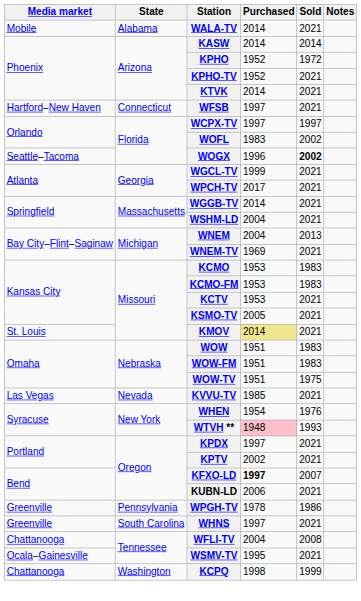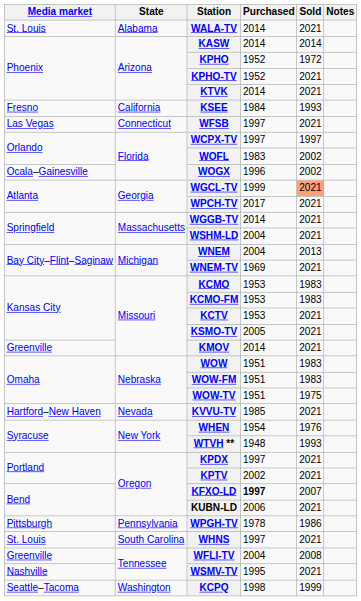(21, 28) Mobile -> (26, 28) St. Louis
+ row: (214, 108)
(54, 108) Hartford–New Haven -> (30, 124) Las Vegas
(43, 156) Seattle–Tacoma -> (47, 172) Ocala–Gainesville
(310, 156) bold -> (310, 172) normal
(310, 172) no background -> (310, 188) lightsalmon background
(26, 332) St. Louis -> (29, 348) Greenville
(254, 332) khaki background -> (254, 348) no background
(30, 396) Las Vegas -> (54, 412) Hartford–New Haven
(254, 428) pink background -> (254, 444) no background
(29, 508) Greenville -> (29, 524) Pittsburgh
(29, 524) Greenville -> (26, 540) St. Louis
(36, 540) Chattanooga -> (29, 556) Greenville
(47, 556) Ocala–Gainesville -> (27, 572) Nashville
(36, 572) Chattanooga -> (43, 587) Seattle–Tacoma
